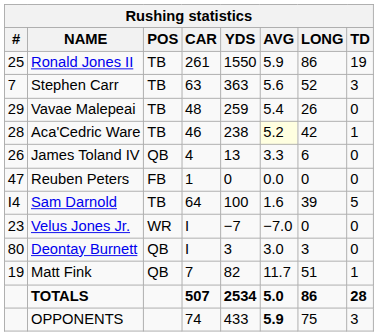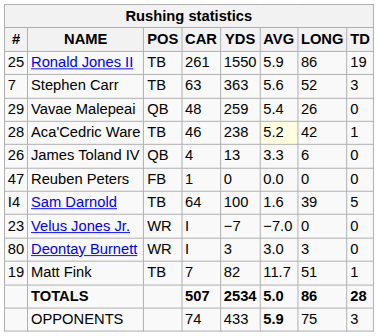(157, 109) TB -> (158, 109) QB
(158, 249) QB -> (159, 249) WR
(158, 272) QB -> (157, 272) TB
